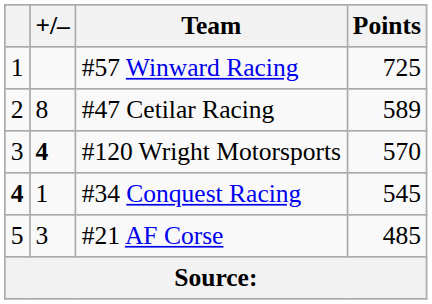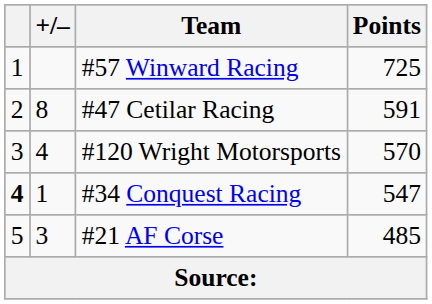(402, 109) 589 -> (402, 109) 591
(42, 152) bold -> (42, 152) normal
(402, 194) 545 -> (402, 194) 547
